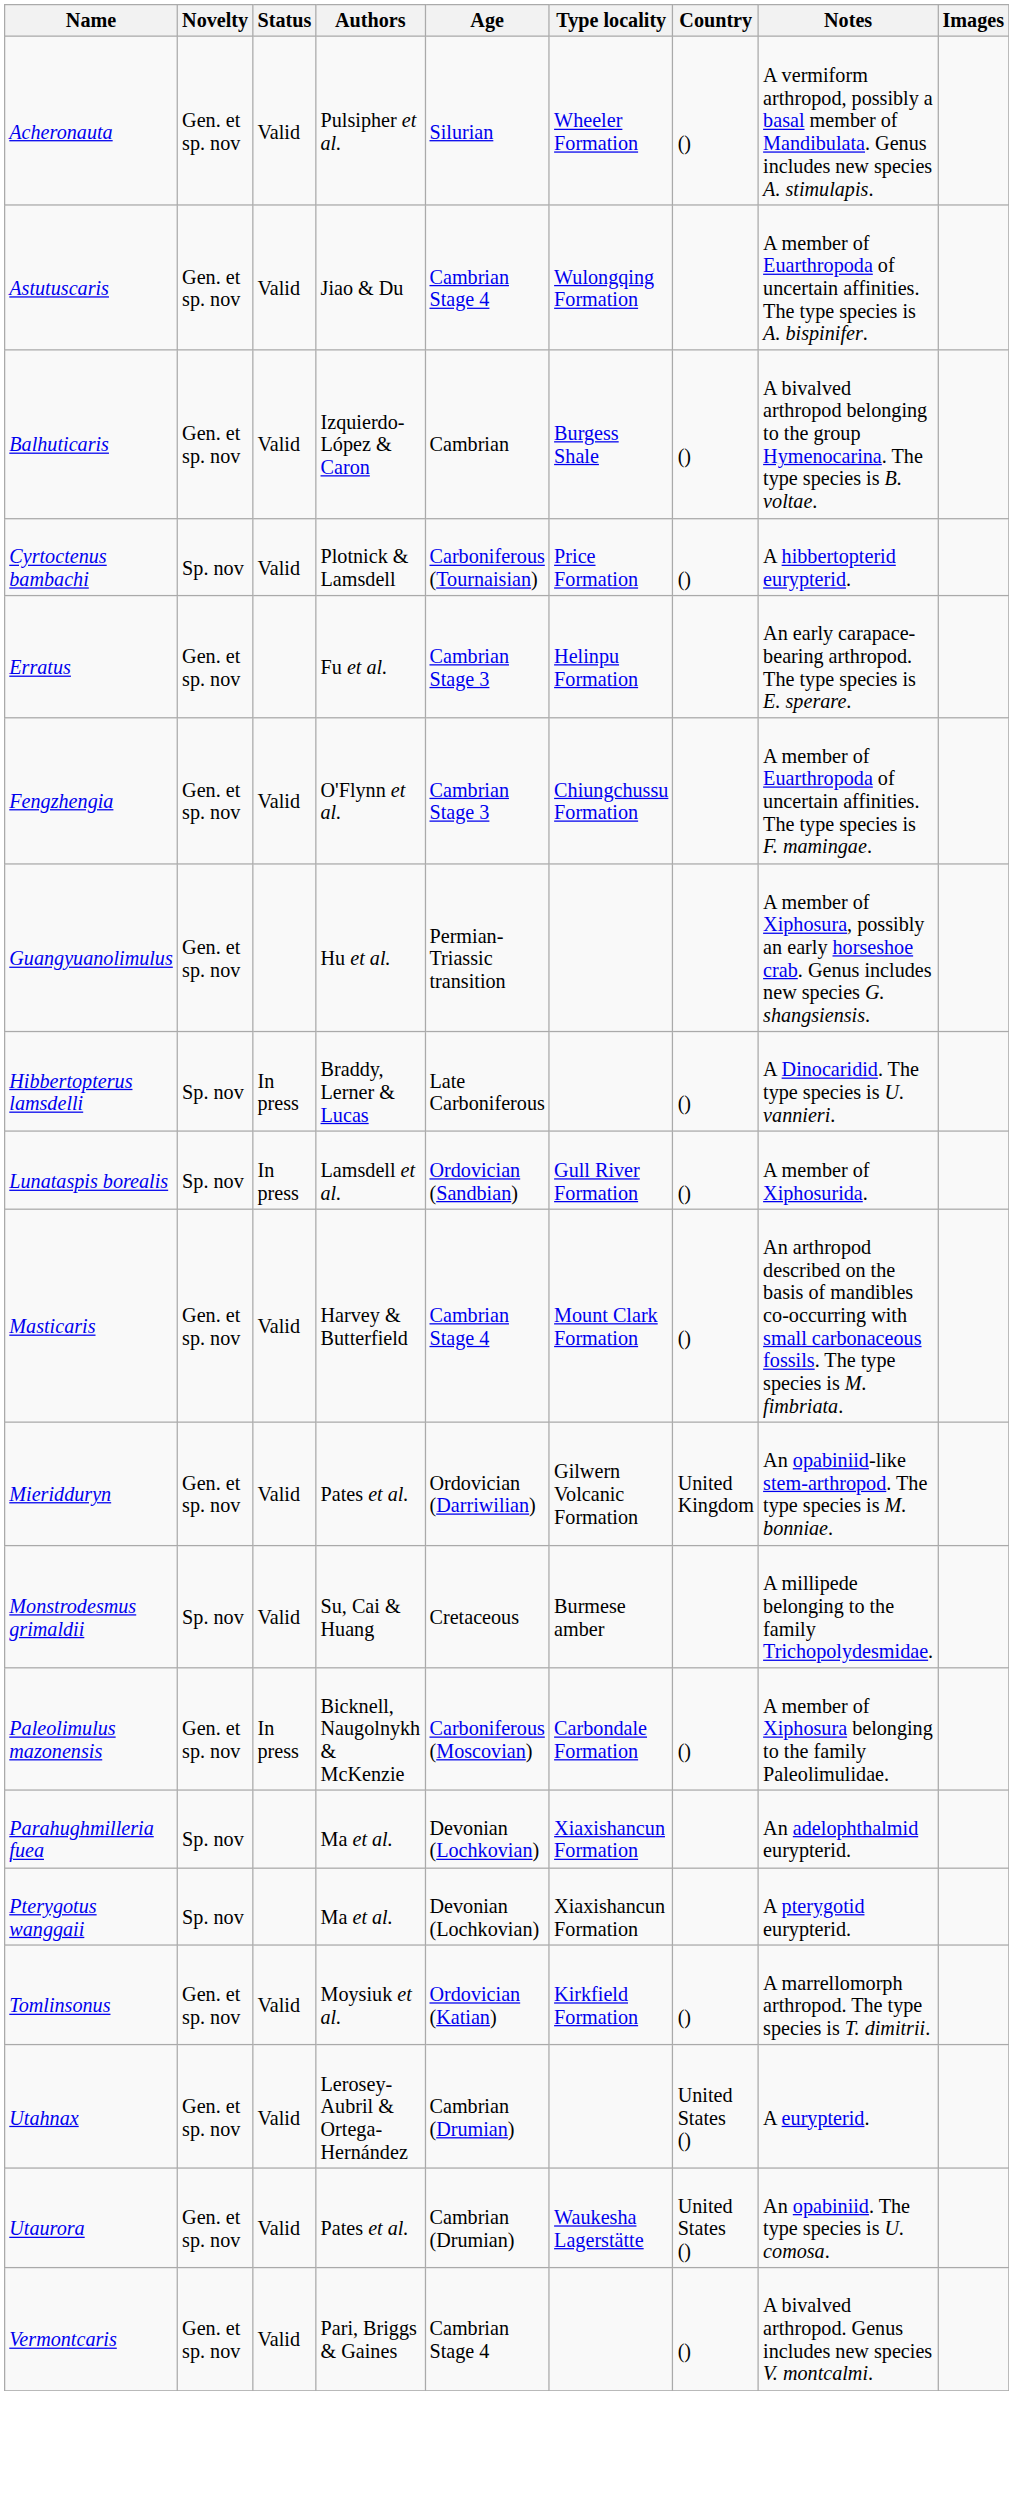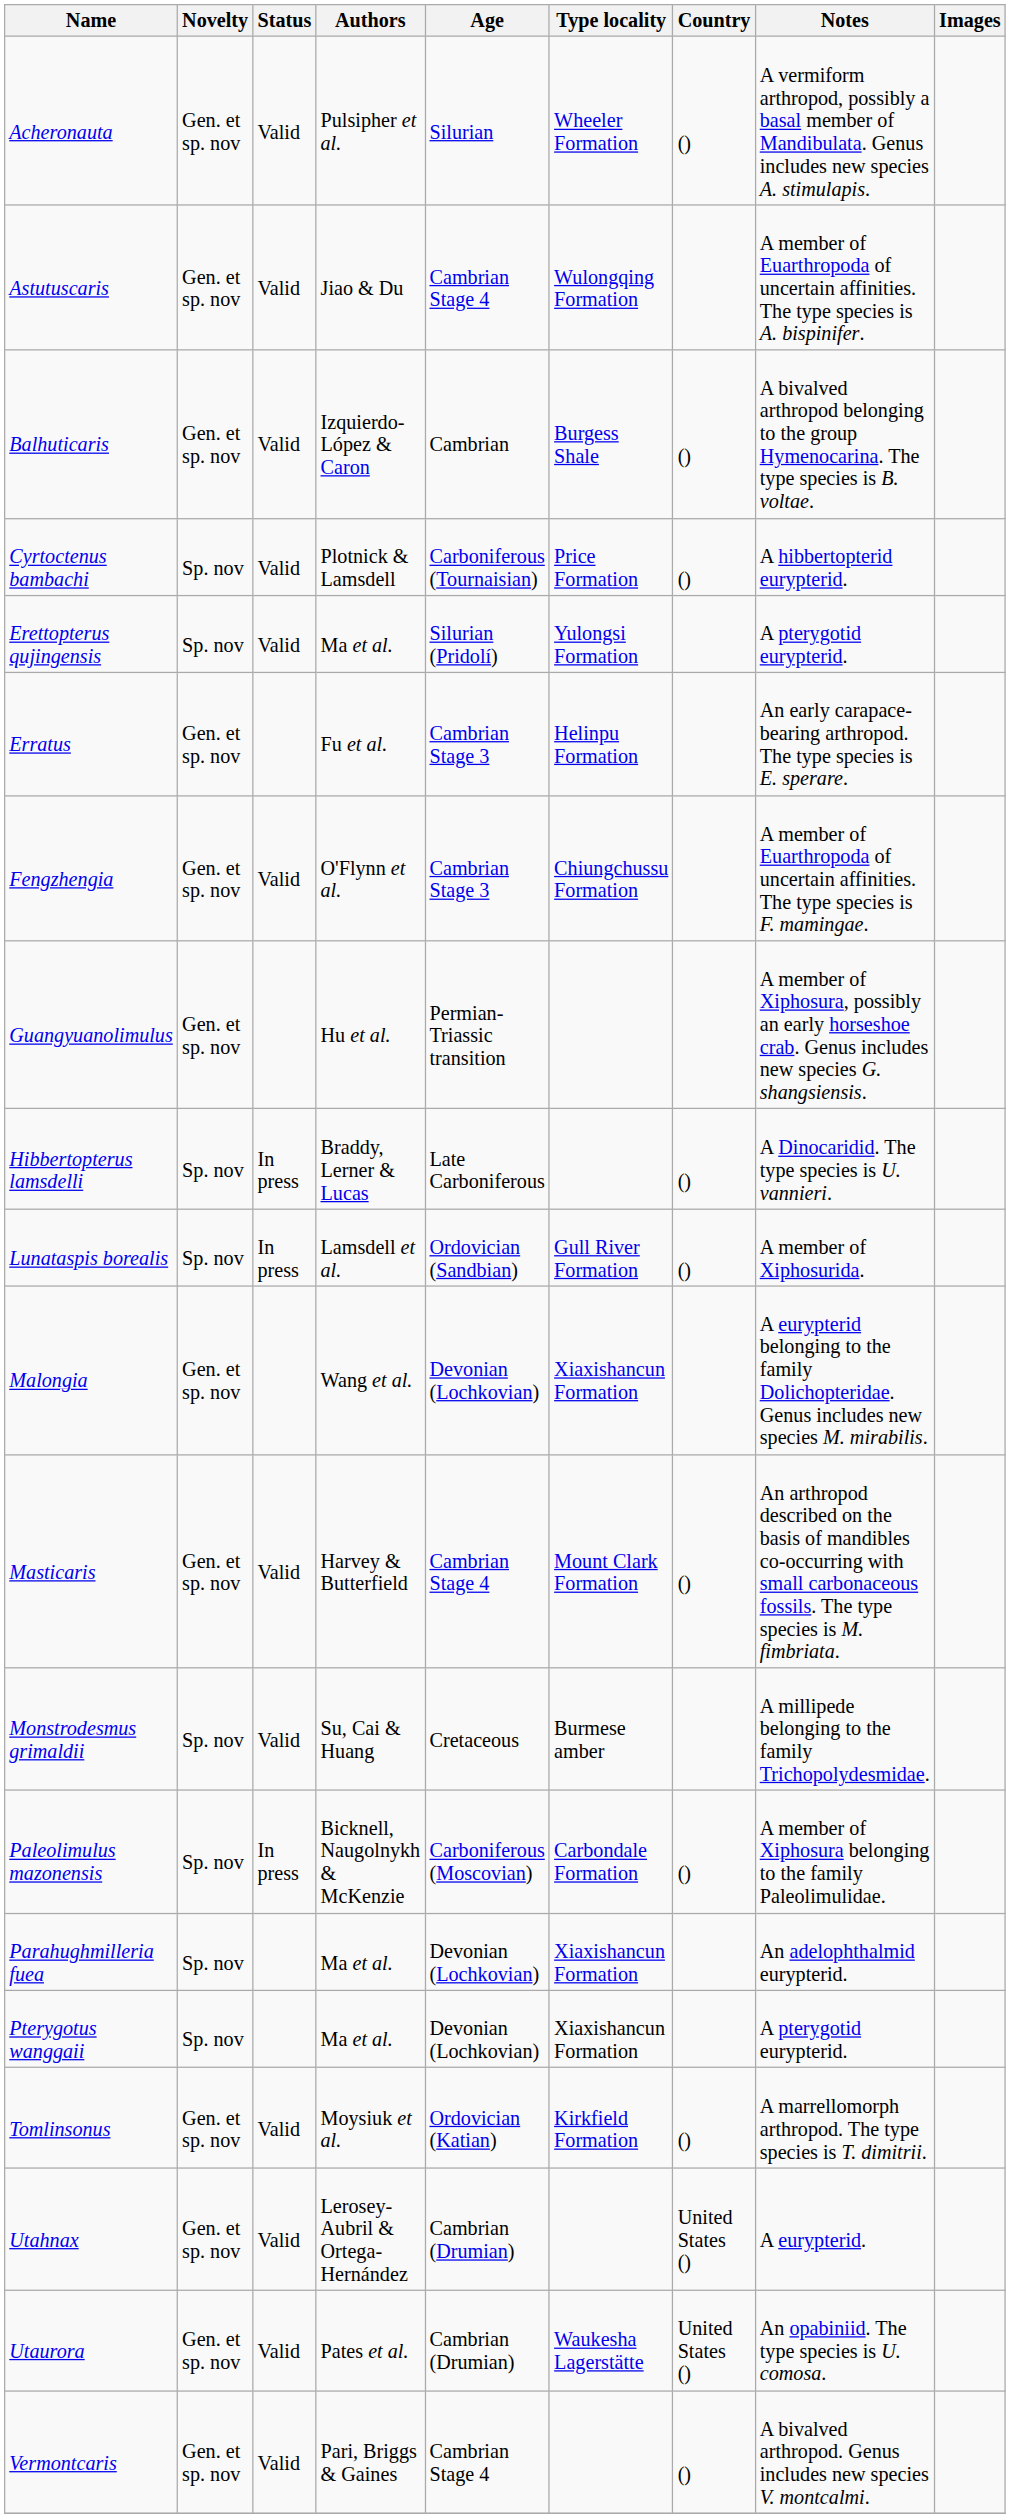+ row: (59, 645)
+ row: (48, 1381)
- row: (60, 1494)
(211, 1740) Gen. et sp. nov -> (213, 1862) Sp. nov
